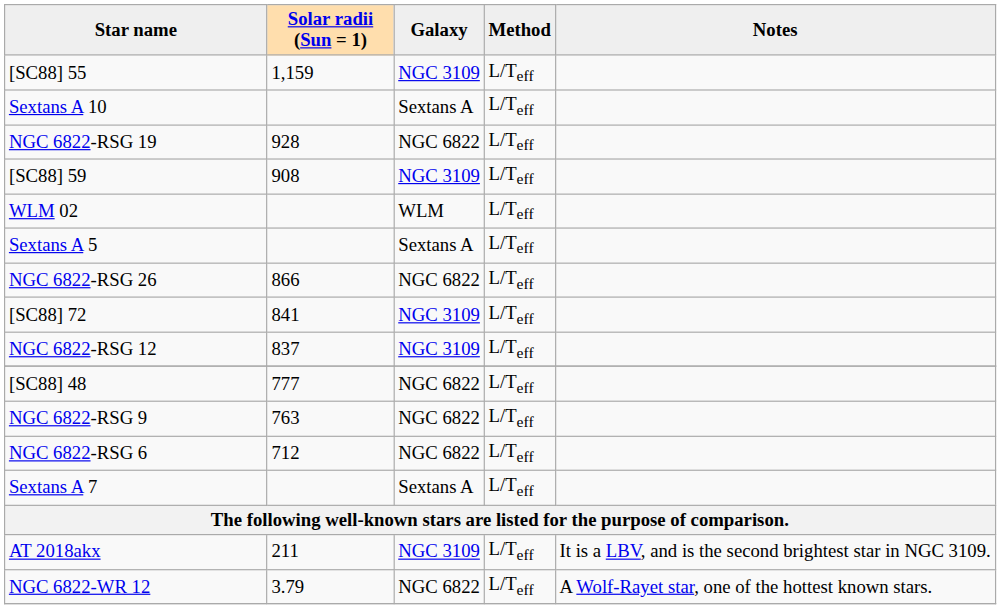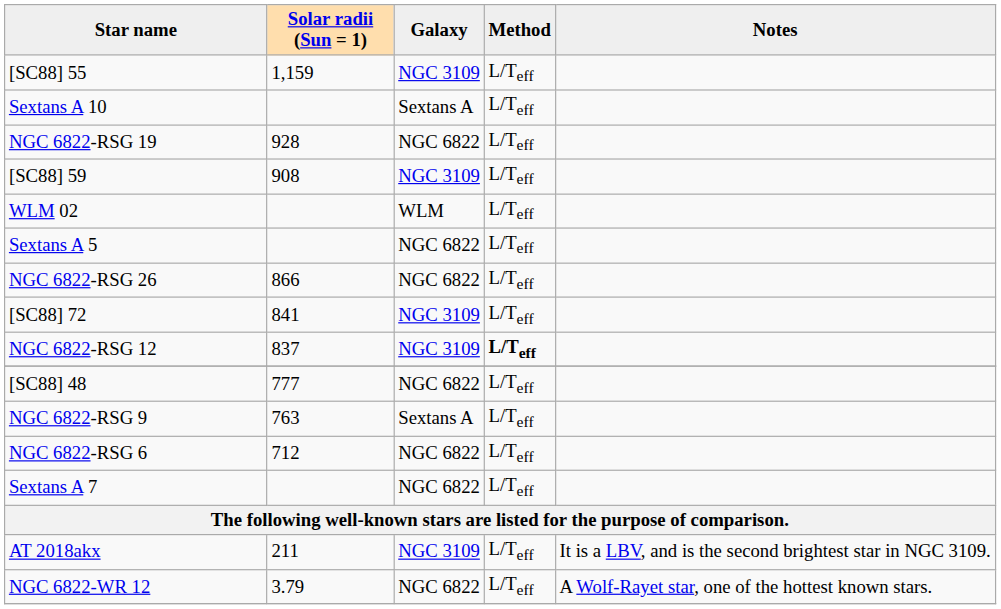(436, 245) Sextans A -> (439, 245) NGC 6822
(511, 349) normal -> (512, 349) bold
(439, 418) NGC 6822 -> (436, 418) Sextans A
(436, 487) Sextans A -> (439, 487) NGC 6822
